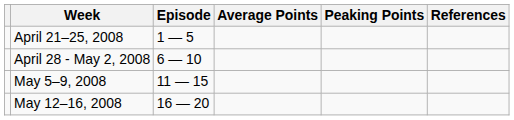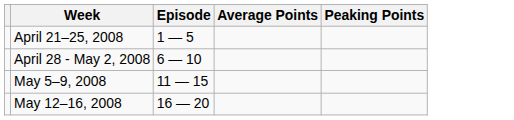- column: (468, 15)
